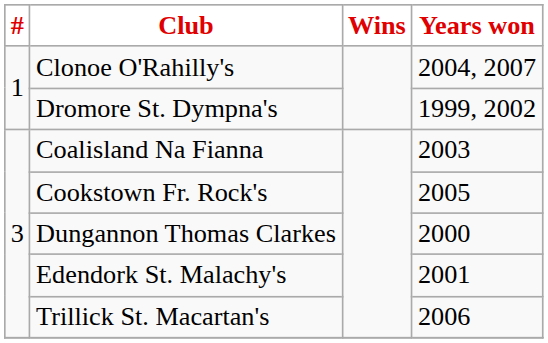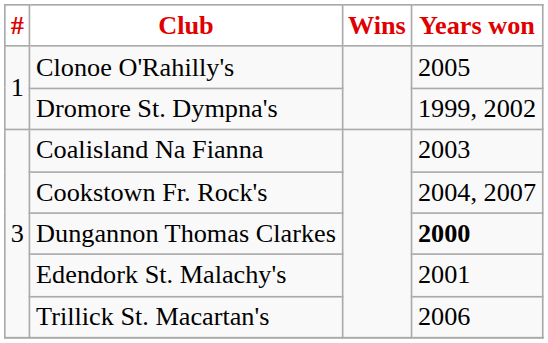(477, 66) 2004, 2007 -> (444, 66) 2005
(444, 191) 2005 -> (477, 191) 2004, 2007
(444, 233) normal -> (444, 233) bold
